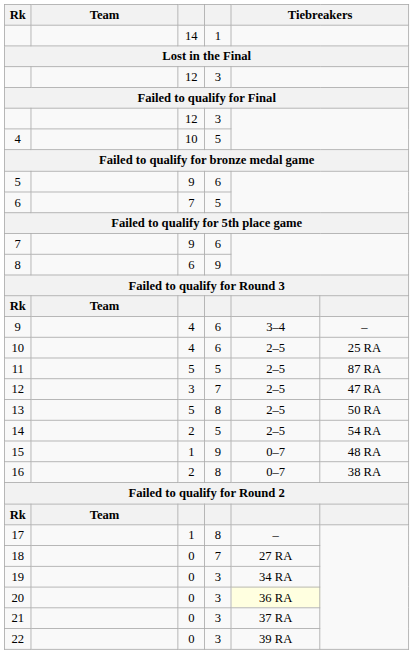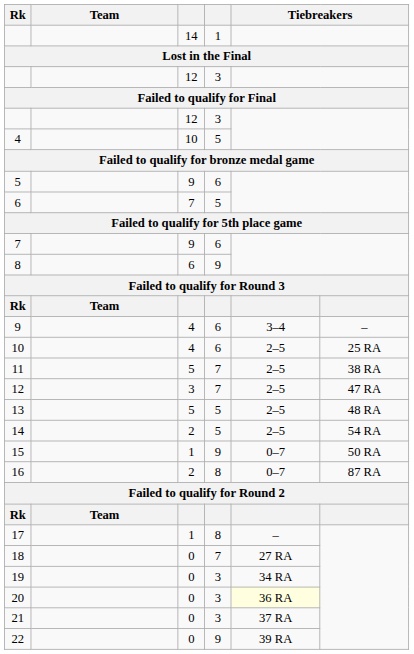(218, 368) 5 -> (218, 368) 7
(365, 368) 87 RA -> (365, 368) 38 RA
(218, 410) 8 -> (218, 410) 5
(365, 410) 50 RA -> (365, 410) 48 RA
(365, 451) 48 RA -> (365, 451) 50 RA
(365, 472) 38 RA -> (365, 472) 87 RA
(218, 639) 3 -> (218, 639) 9
